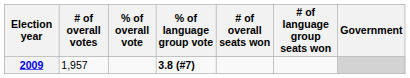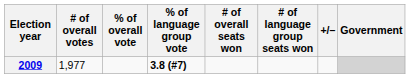+ column: (328, 30)
(75, 65) 1,957 -> (72, 65) 1,977
